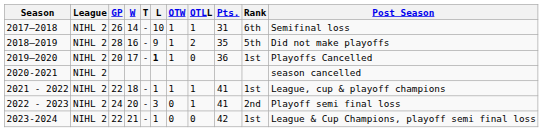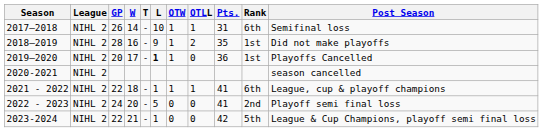(252, 42) 5th -> (252, 42) 1st
(252, 88) 1st -> (252, 88) 6th
(156, 104) 3 -> (156, 104) 5
(193, 104) 1 -> (193, 104) 0
(252, 119) 1st -> (252, 119) 5th
